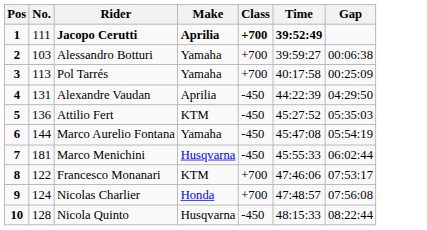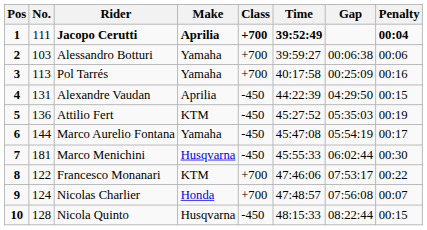+ column: (399, 14)
